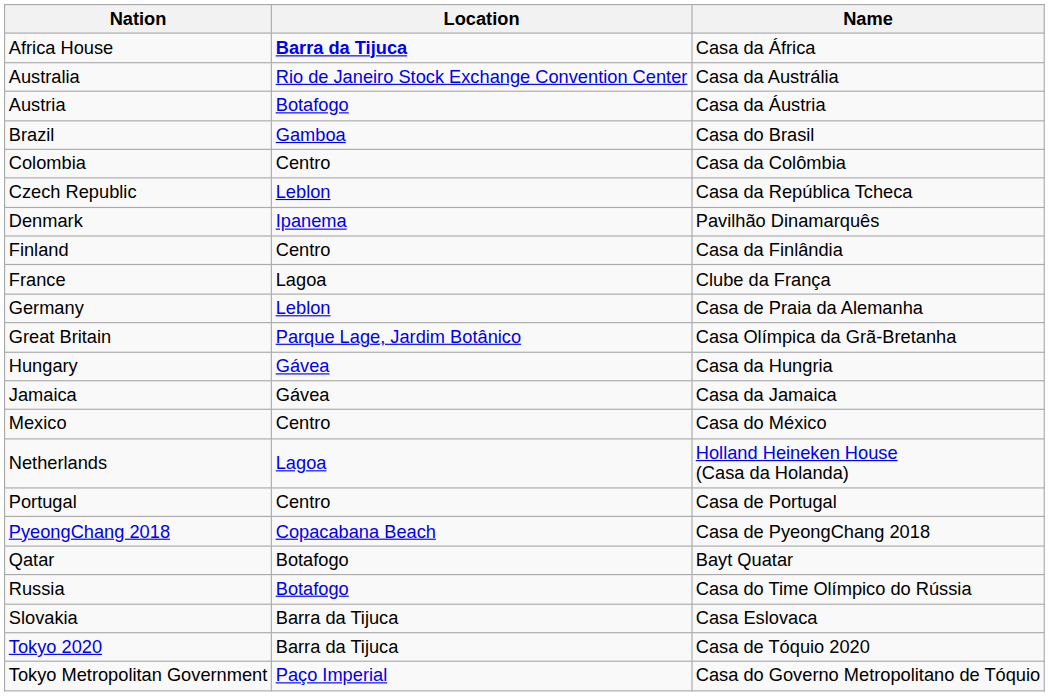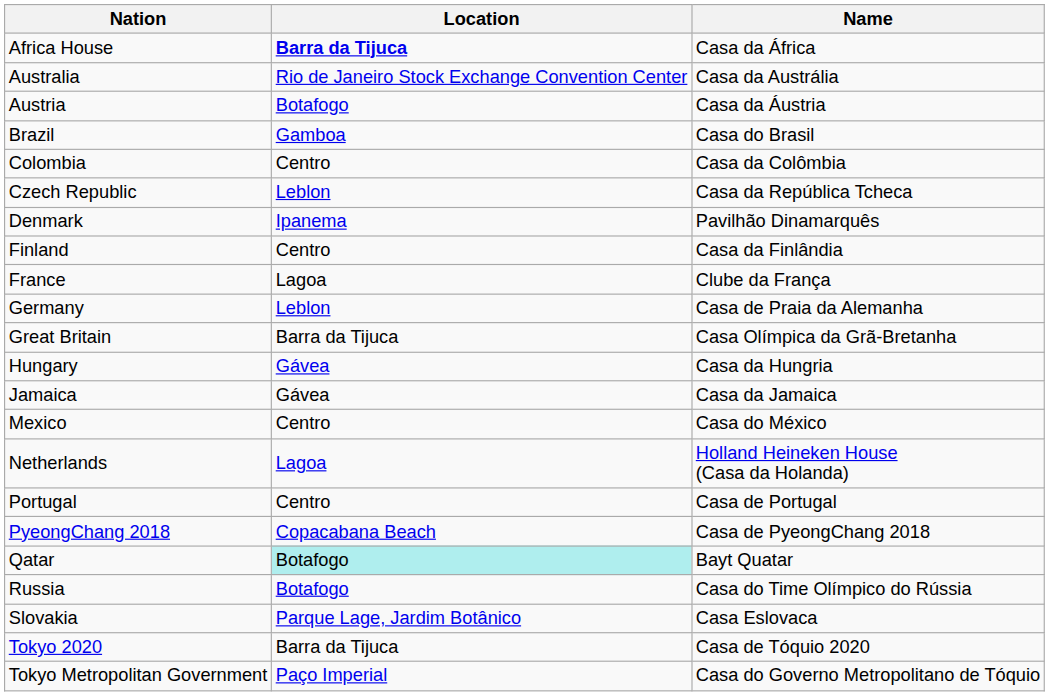(398, 337) Parque Lage, Jardim Botânico -> (337, 337) Barra da Tijuca
(312, 560) no background -> (312, 560) paleturquoise background
(337, 618) Barra da Tijuca -> (398, 618) Parque Lage, Jardim Botânico
